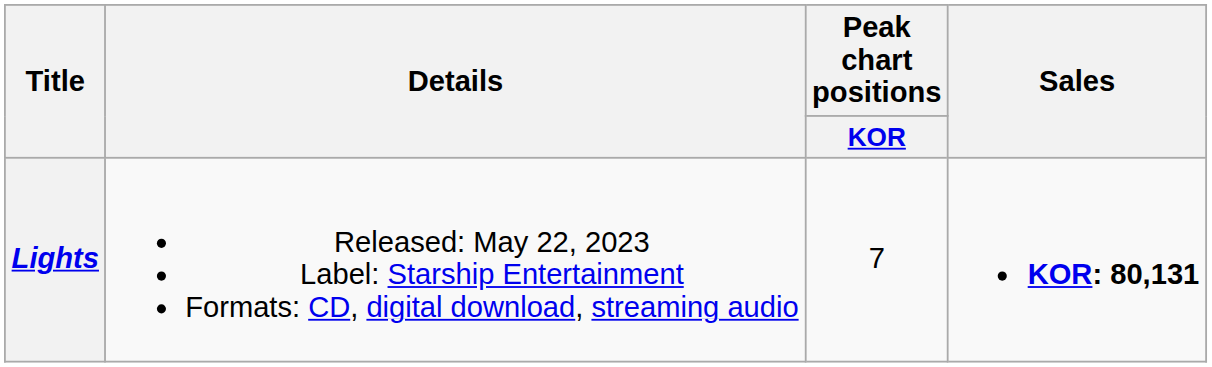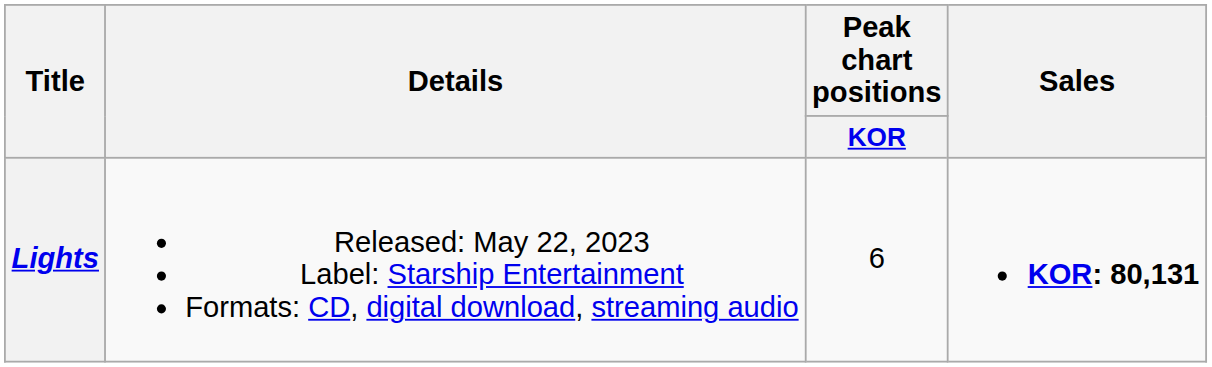(877, 258) 7 -> (877, 258) 6
